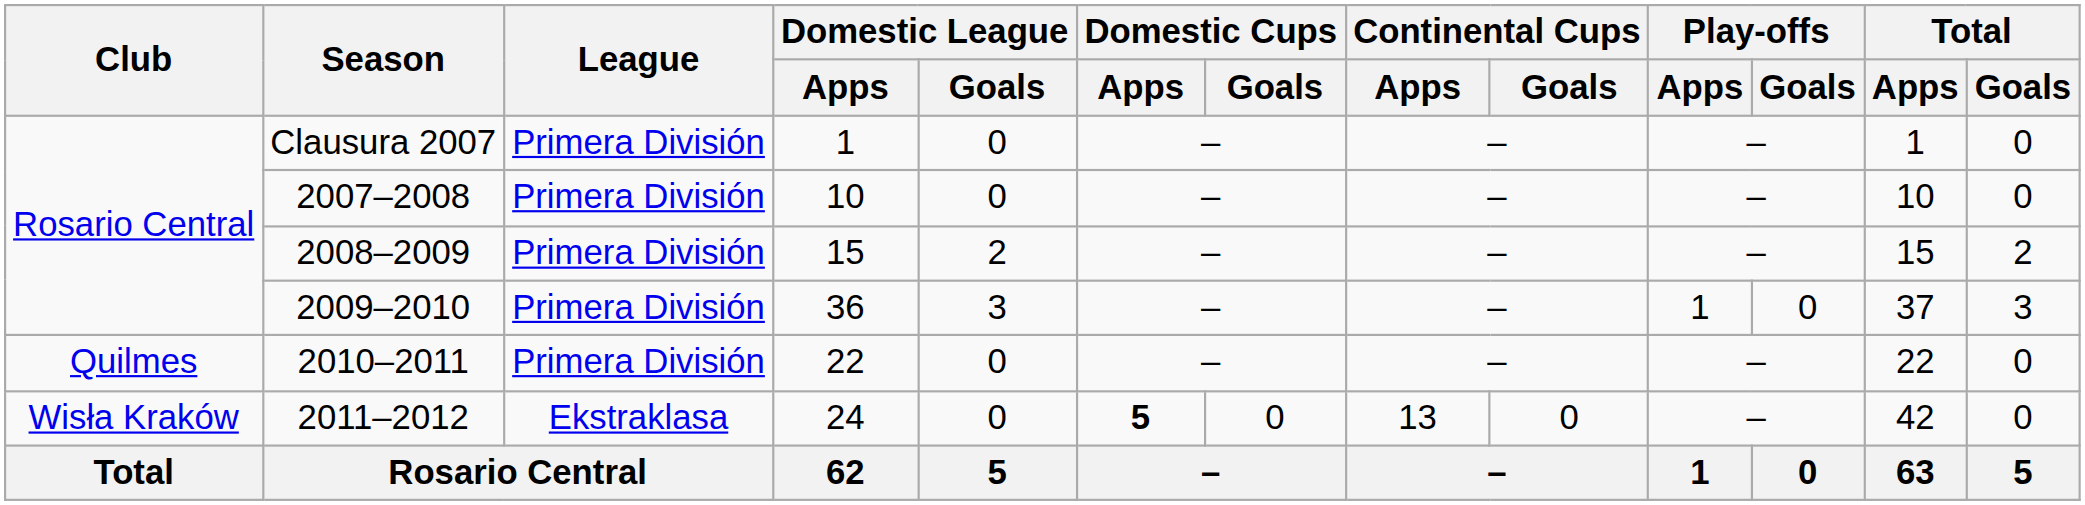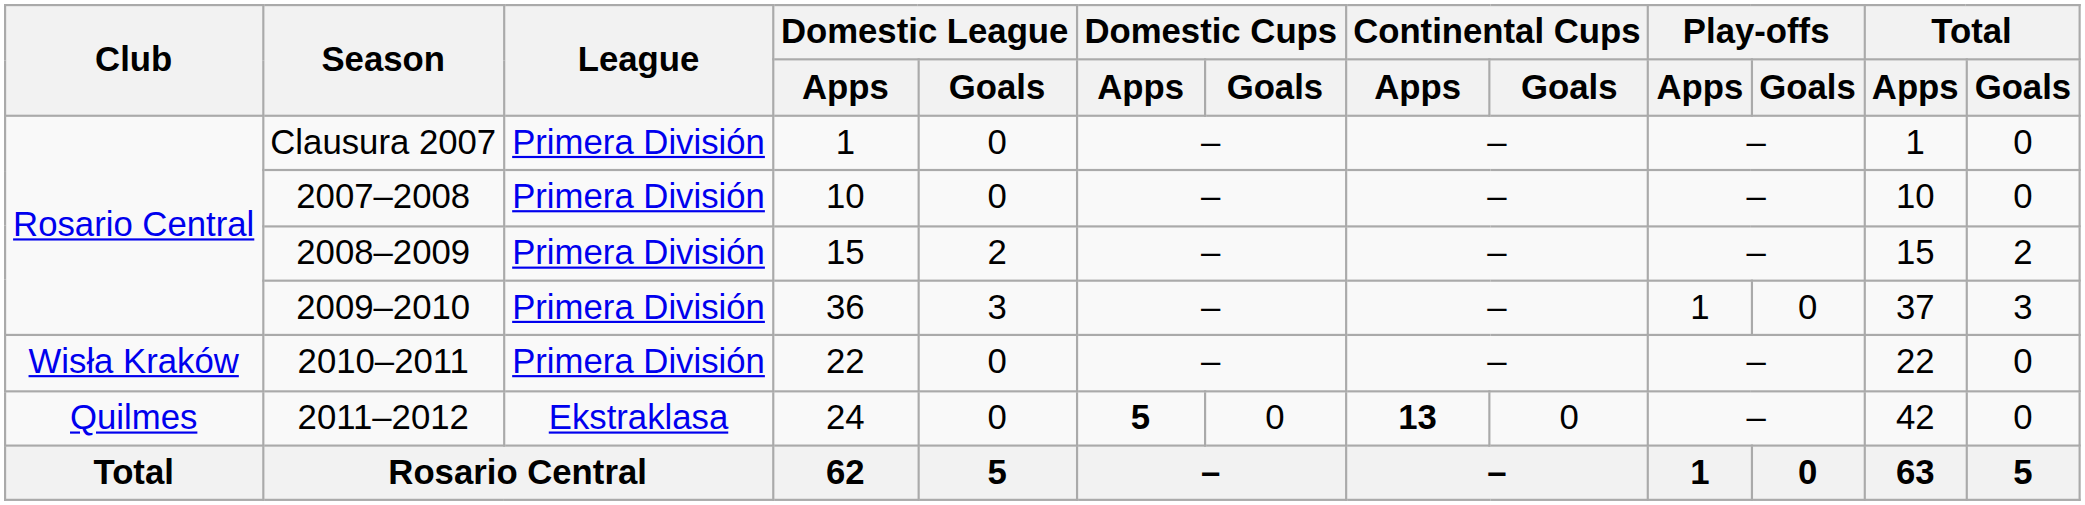(134, 362) Quilmes -> (134, 362) Wisła Kraków
(134, 417) Wisła Kraków -> (134, 417) Quilmes
(1418, 417) normal -> (1418, 417) bold
